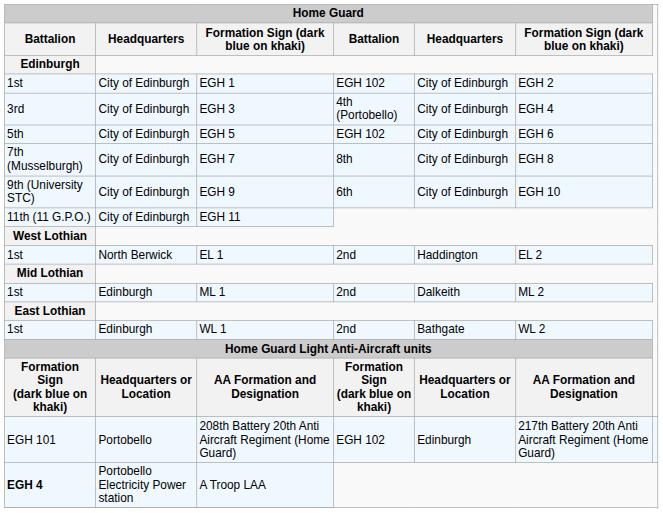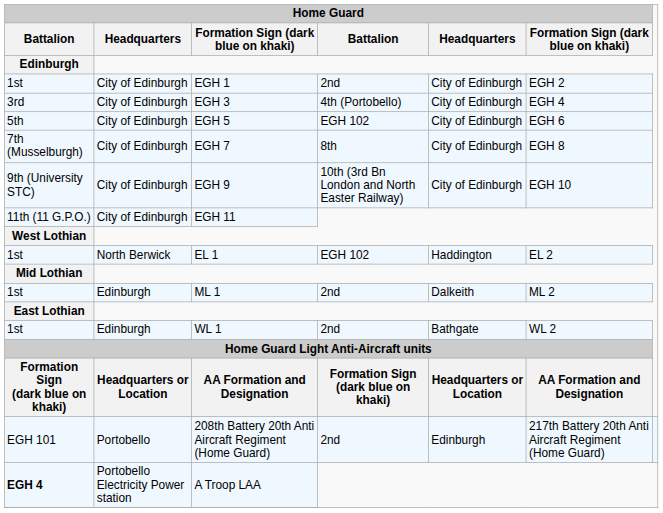(361, 83) EGH 102 -> (330, 83) 2nd
(344, 191) 6th -> (368, 185) 10th (3rd Bn London and North Easter Railway)
(346, 254) 2nd -> (345, 254) EGH 102
(361, 439) EGH 102 -> (330, 439) 2nd
